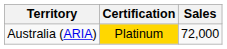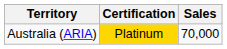(200, 34) 72,000 -> (200, 34) 70,000
